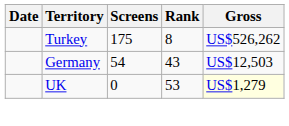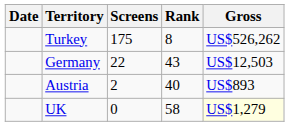(118, 62) 54 -> (118, 62) 22
+ row: (67, 86)
(172, 86) 53 -> (172, 109) 58
